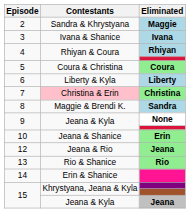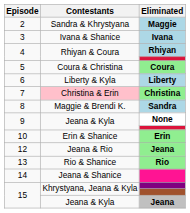(90, 136) Jeana & Shanice -> (90, 136) Erin & Shanice
(90, 175) Erin & Shanice -> (90, 175) Jeana & Shanice
